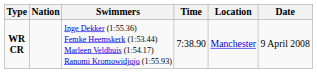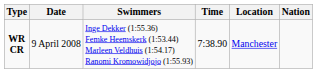columns swapped: (46, 12) <-> (285, 12)
